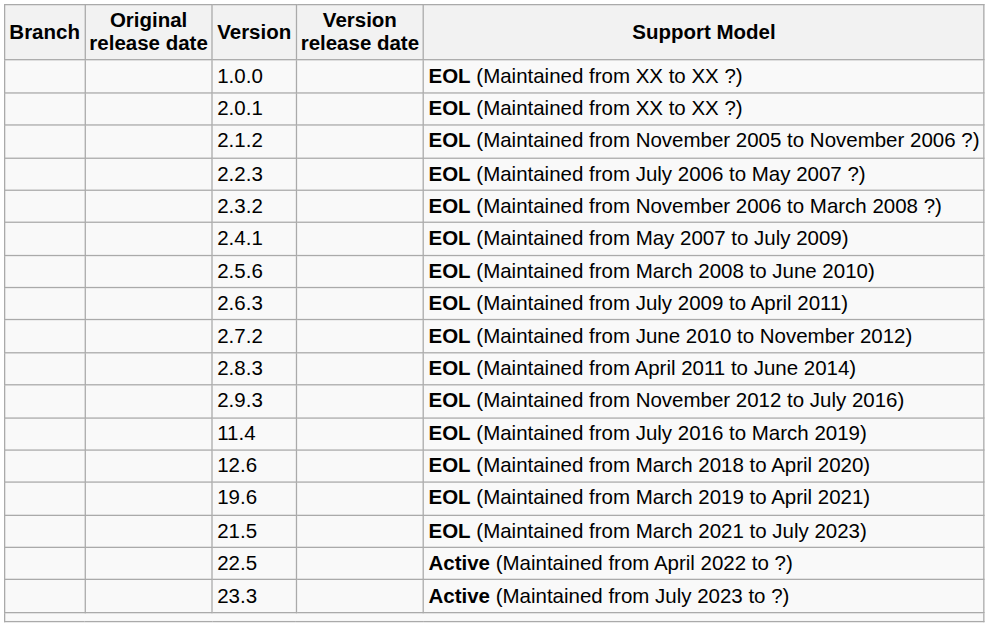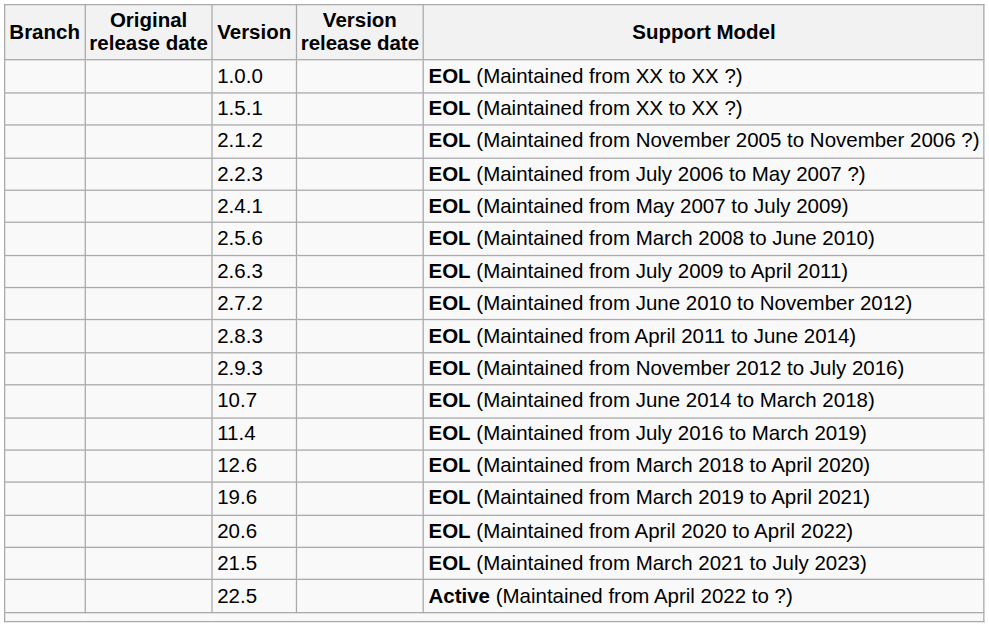+ row: (240, 108)
- row: (240, 108)
- row: (240, 206)
+ row: (237, 401)
+ row: (237, 530)
- row: (237, 595)
